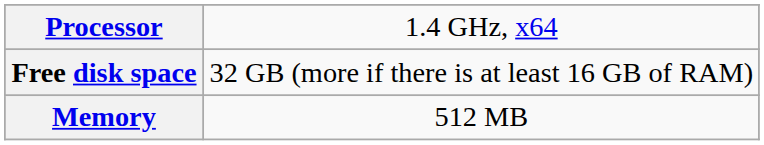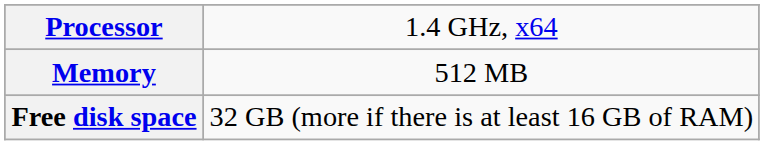rows swapped: (104, 116) <-> (104, 71)
